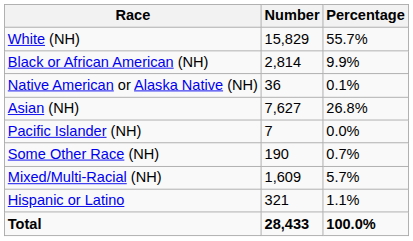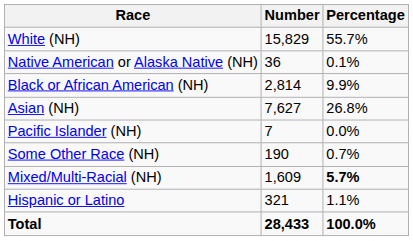rows swapped: (108, 62) <-> (133, 85)
(343, 177) normal -> (343, 177) bold
